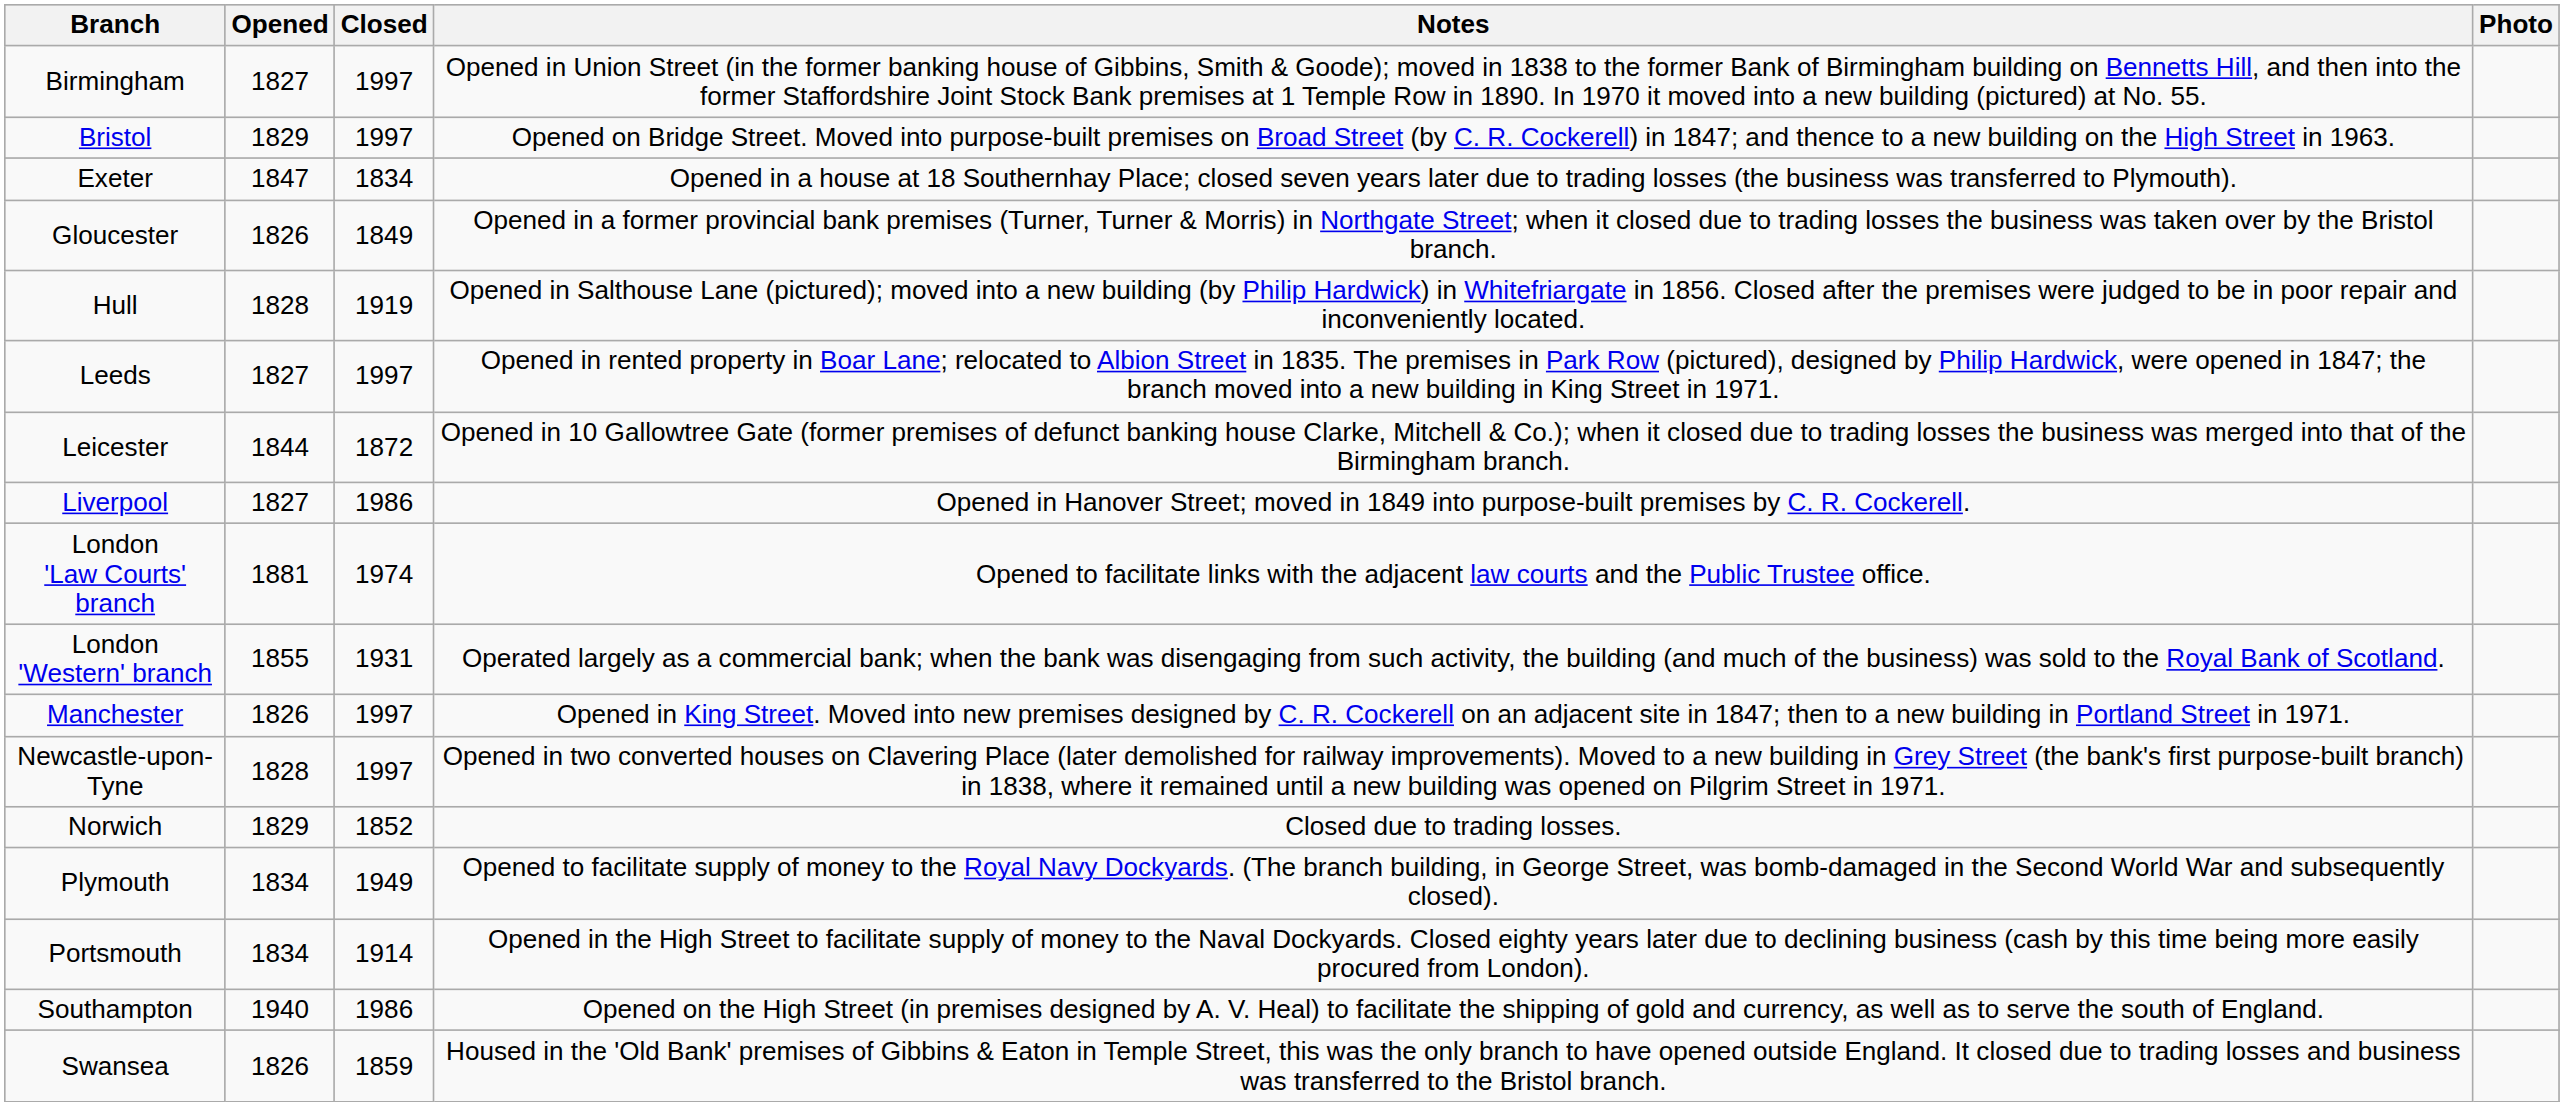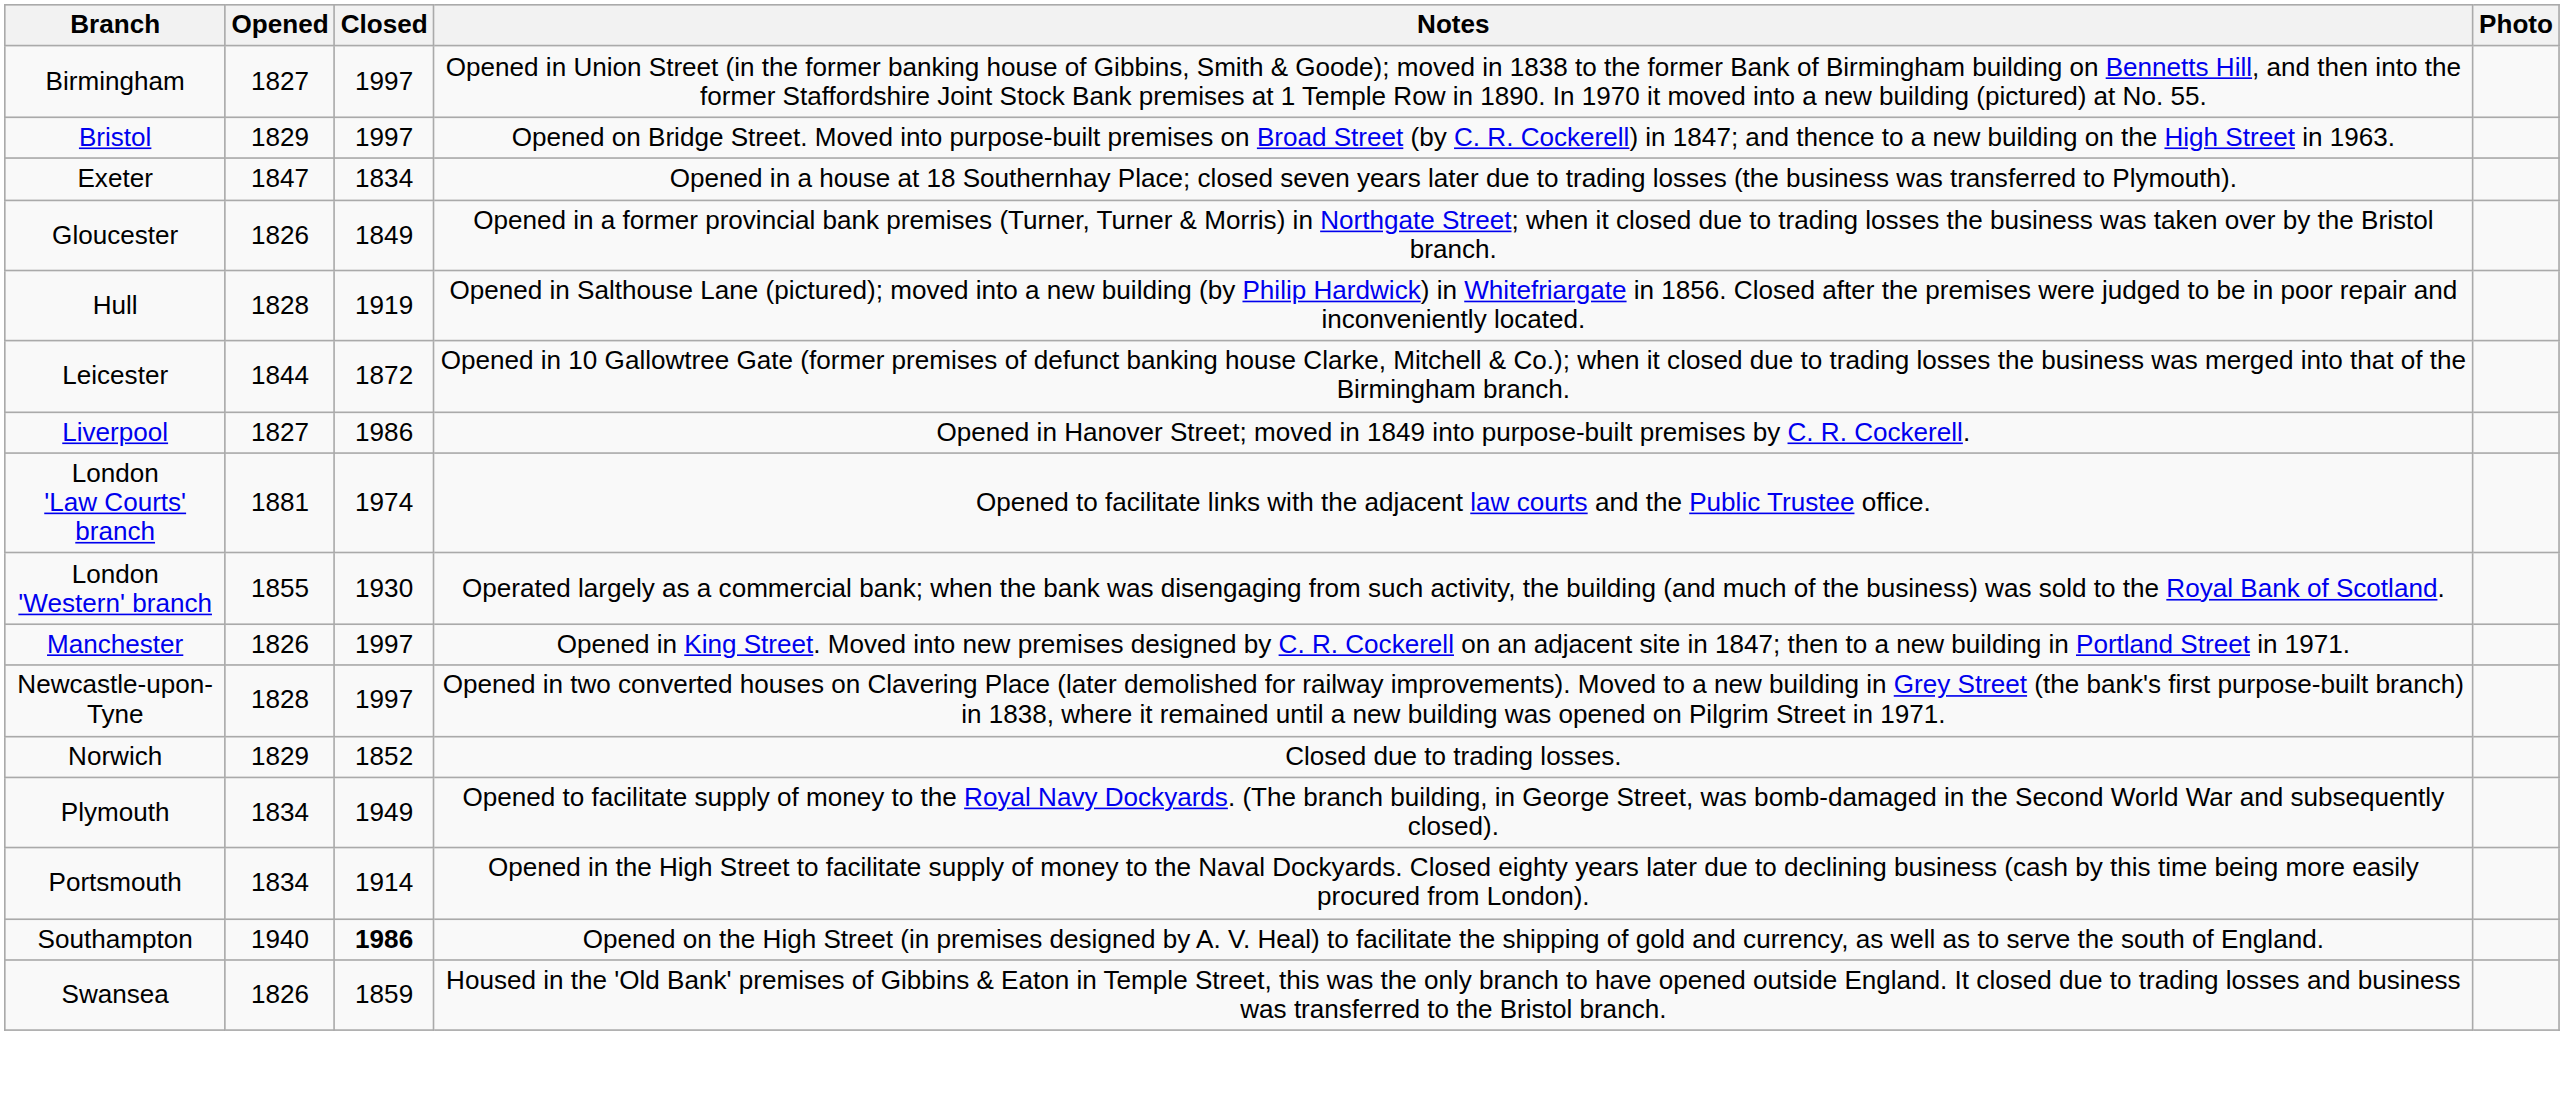- row: (115, 376)
(384, 658) 1931 -> (384, 588) 1930
(384, 1009) normal -> (384, 938) bold
